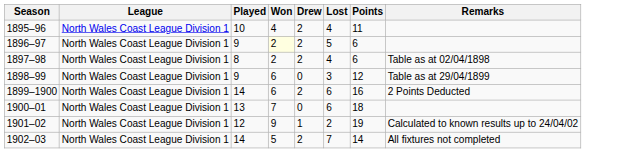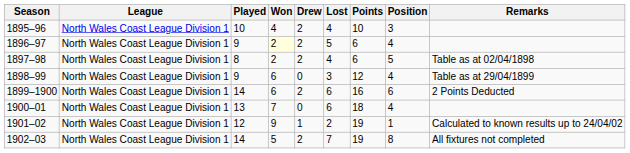+ column: (408, 12)
(357, 28) 11 -> (358, 28) 10
(358, 140) 14 -> (358, 140) 19
